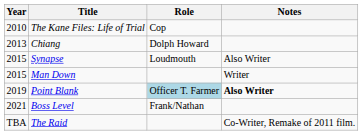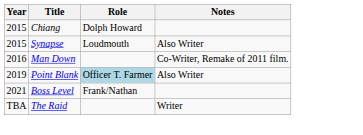- row: (88, 28)
(17, 43) 2013 -> (17, 28) 2015
(17, 75) 2015 -> (17, 59) 2016
(236, 75) Writer -> (223, 59) Co-Writer, Remake of 2011 film.
(249, 91) bold -> (180, 75) normal
(289, 122) Co-Writer, Remake of 2011 film. -> (170, 106) Writer
